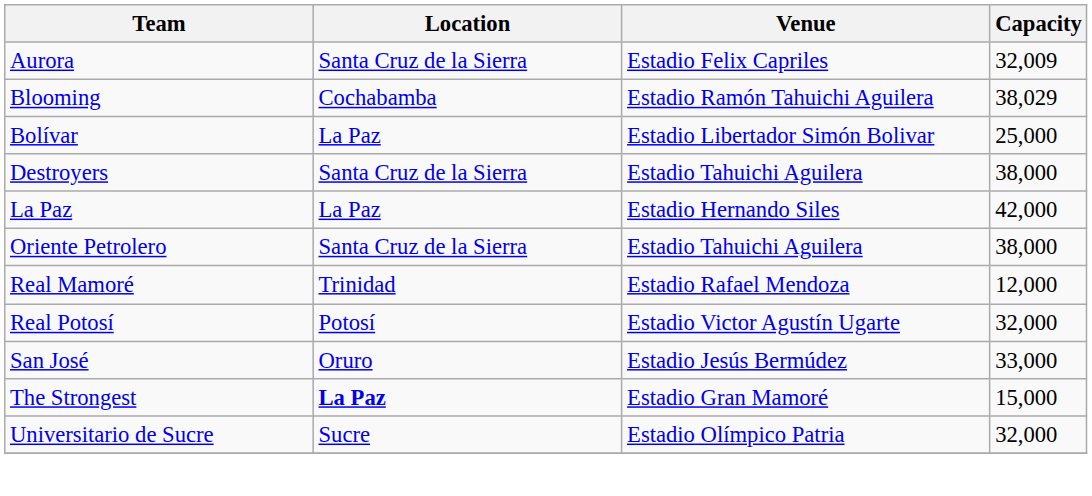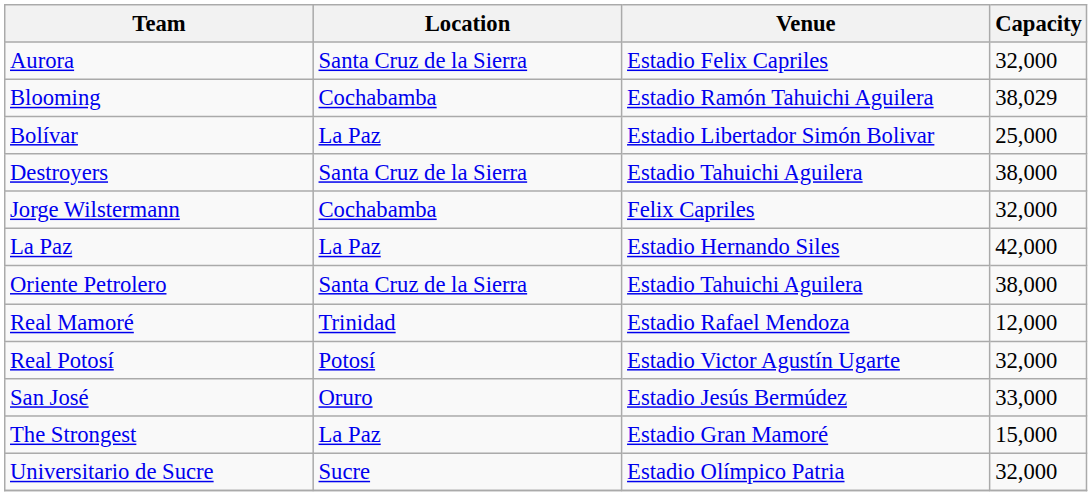(1026, 60) 32,009 -> (1026, 60) 32,000
+ row: (95, 210)
(352, 396) bold -> (350, 434) normal
